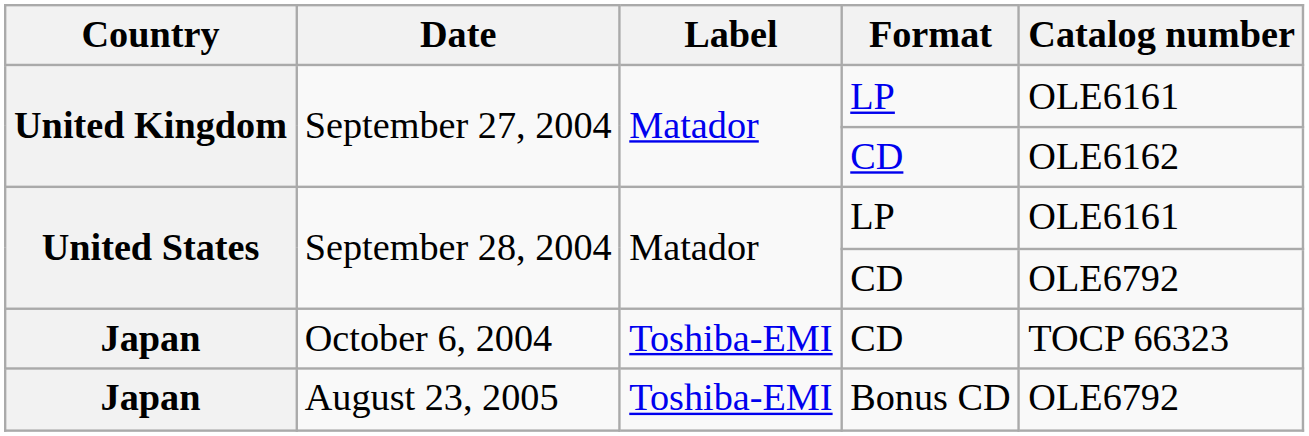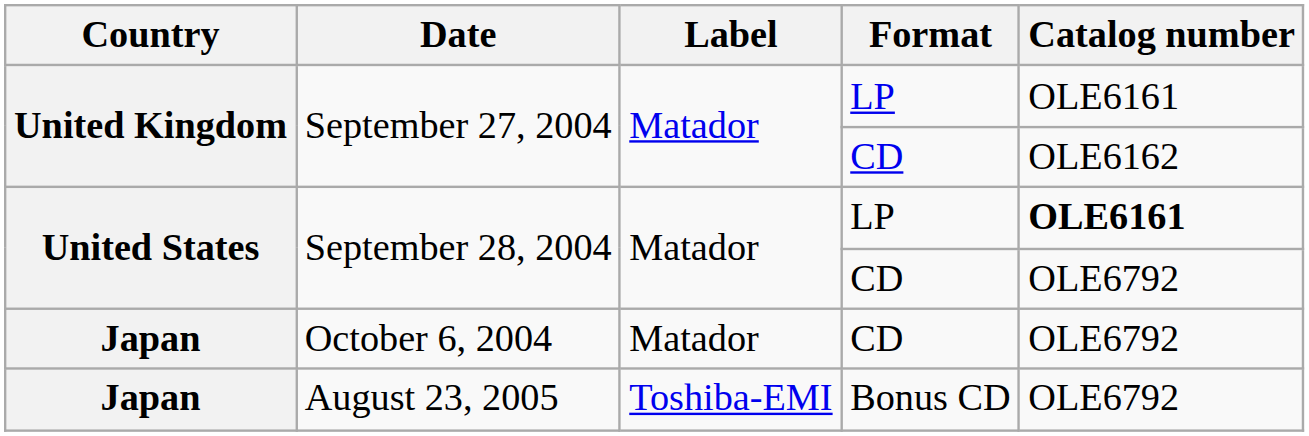(1104, 216) normal -> (1107, 216) bold
(731, 338) Toshiba-EMI -> (694, 338) Matador
(1129, 338) TOCP 66323 -> (1104, 338) OLE6792
